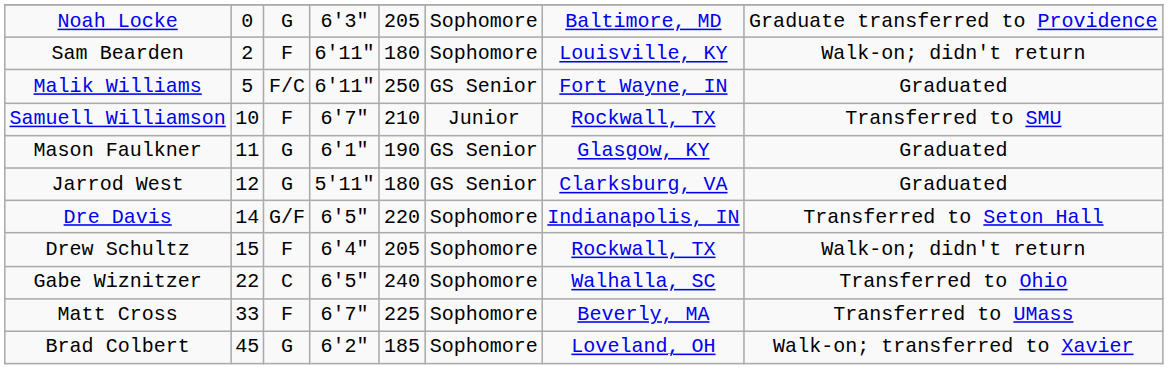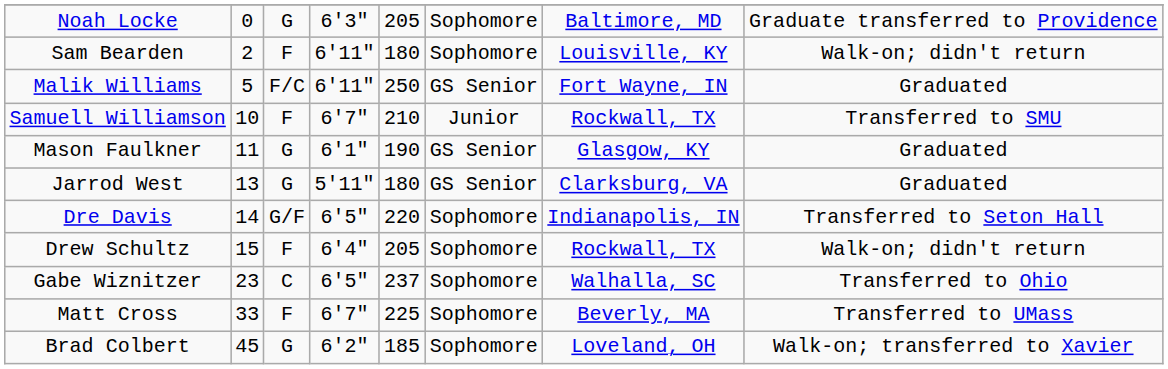(247, 184) 12 -> (247, 184) 13
(247, 282) 22 -> (247, 282) 23
(402, 282) 240 -> (402, 282) 237
